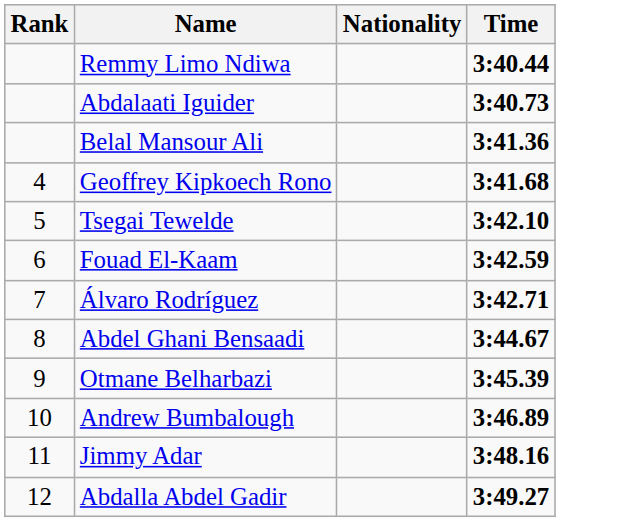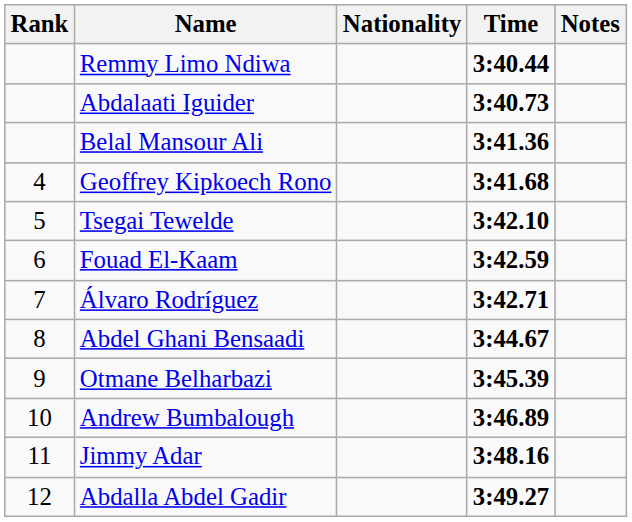+ column: (590, 24)
